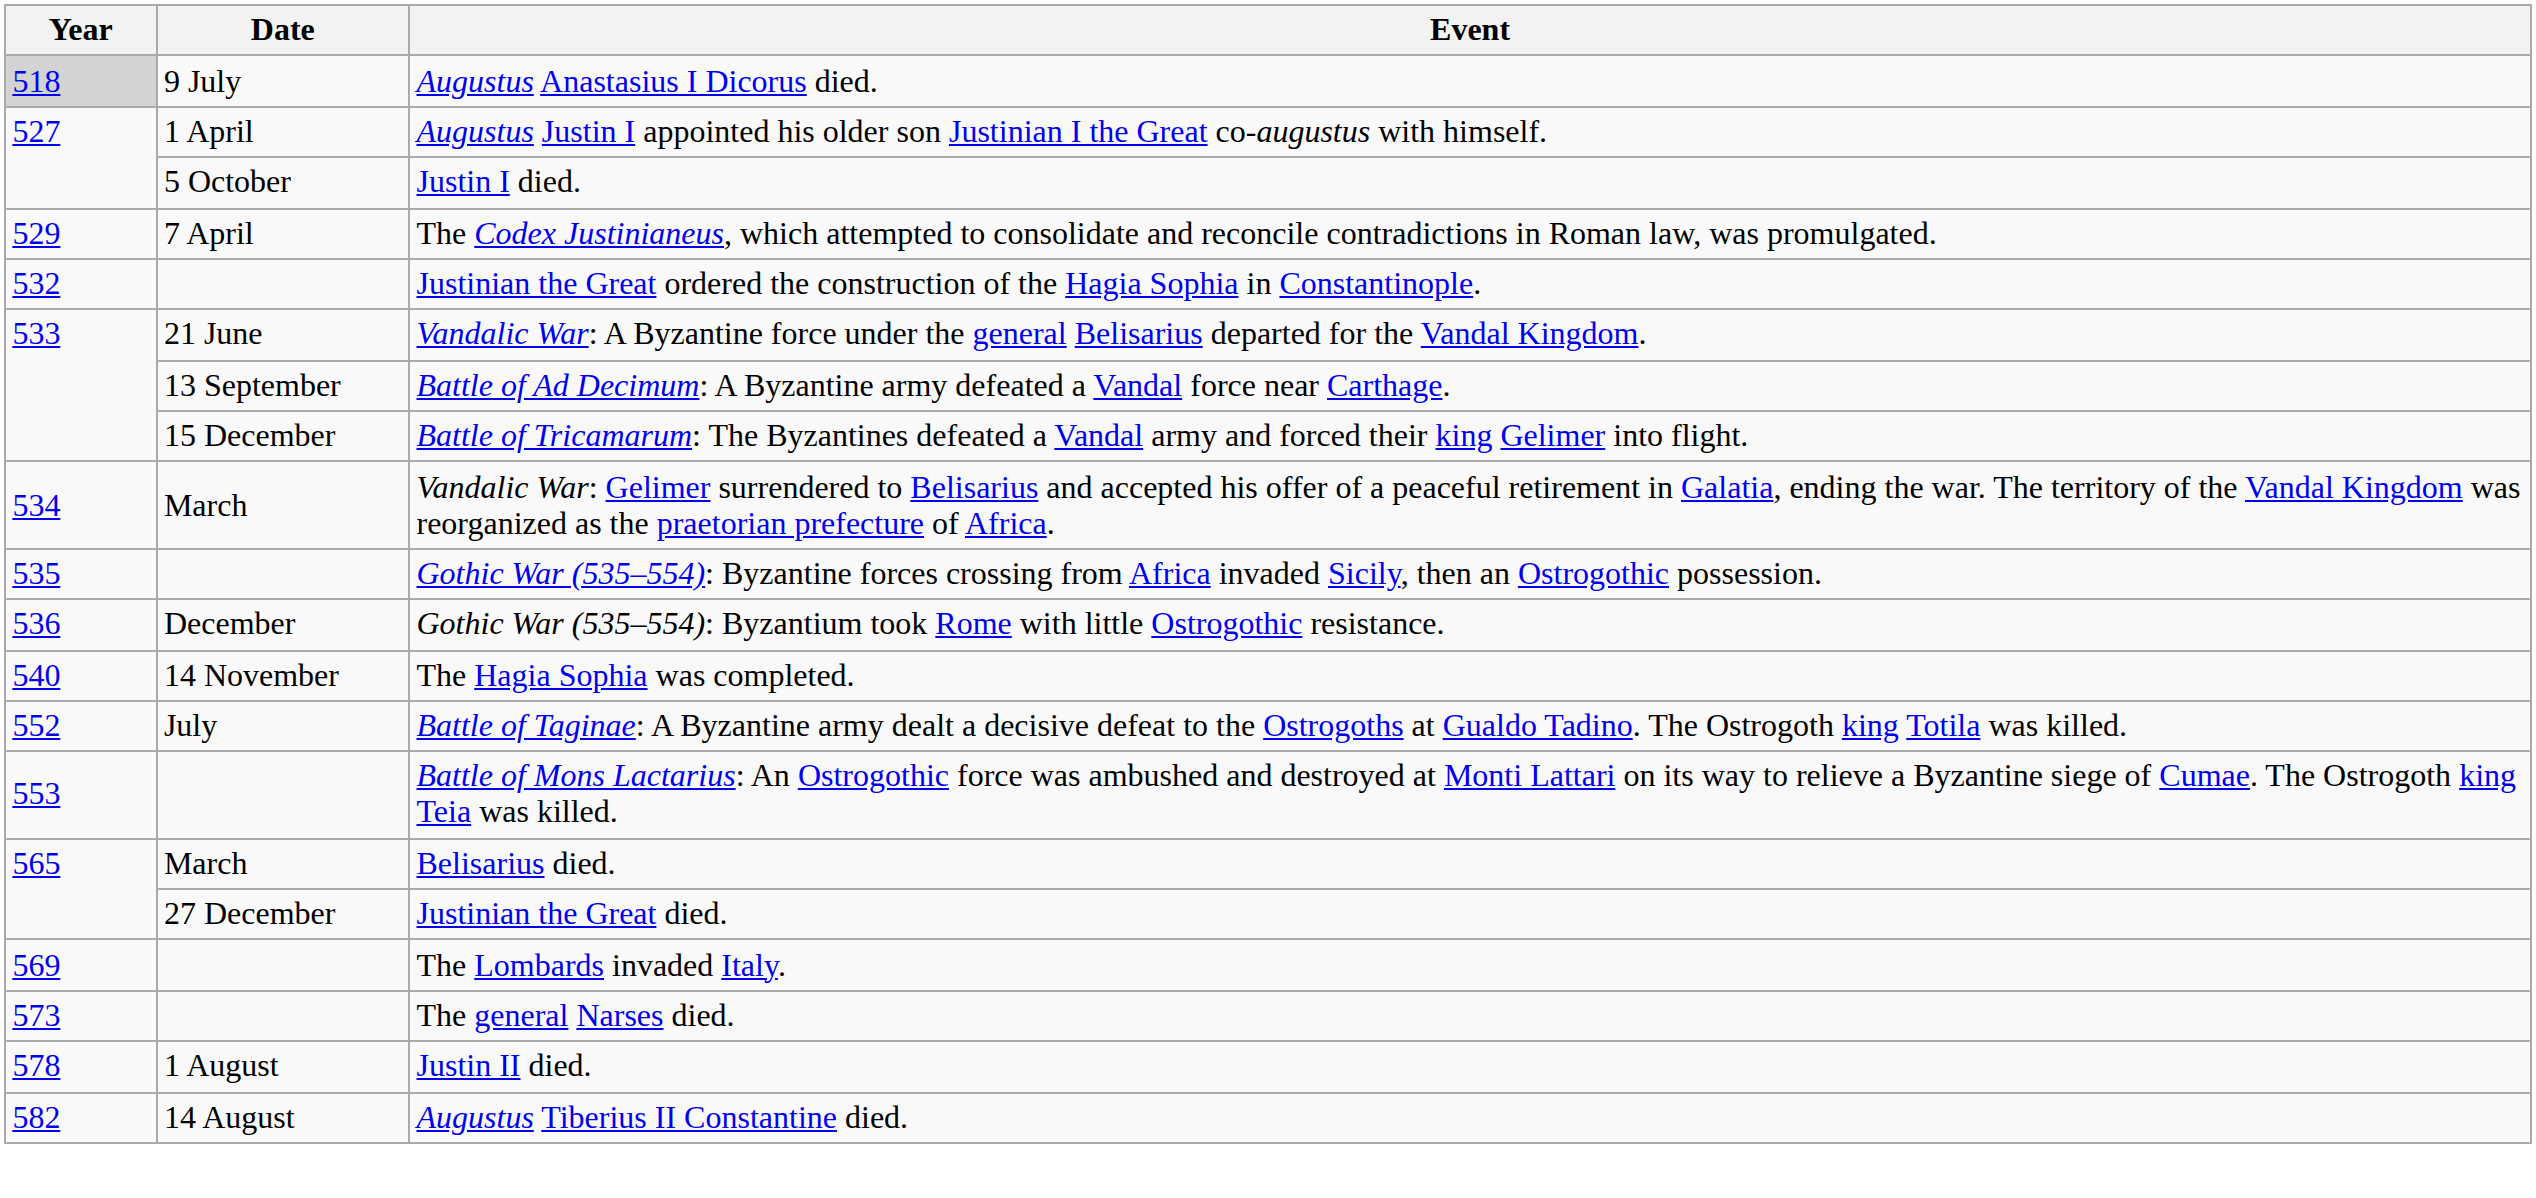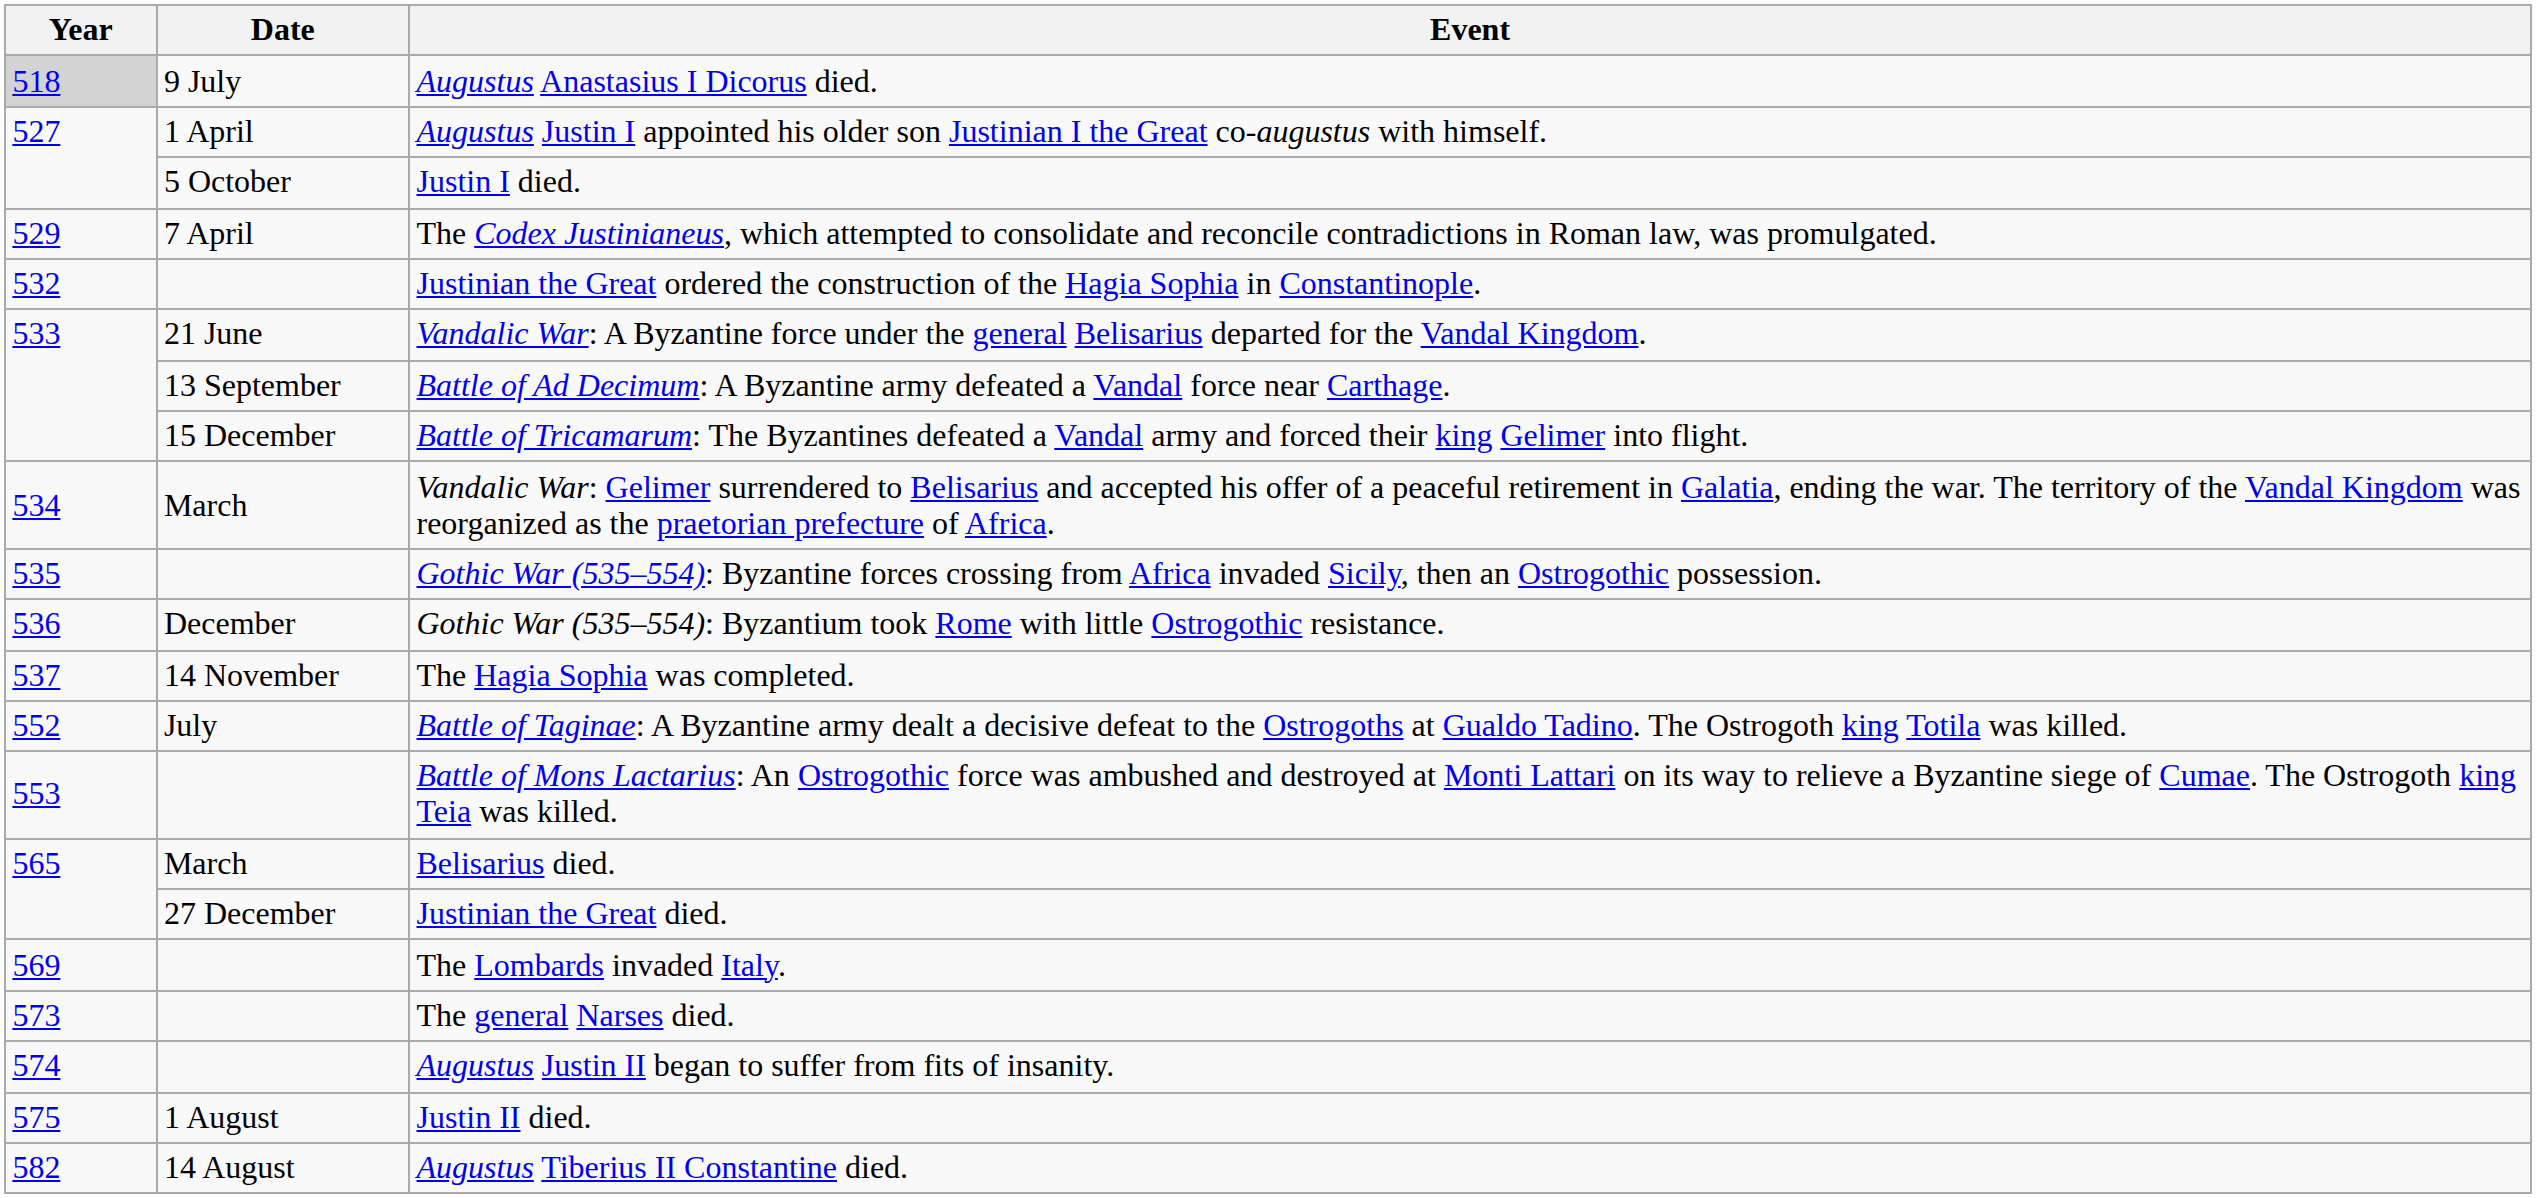(36, 674) 540 -> (36, 674) 537
+ row: (765, 1066)
(36, 1066) 578 -> (36, 1116) 575
